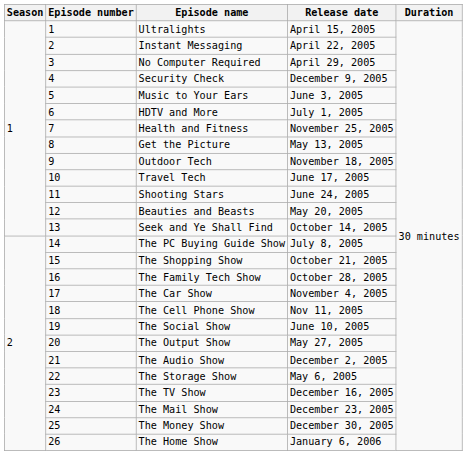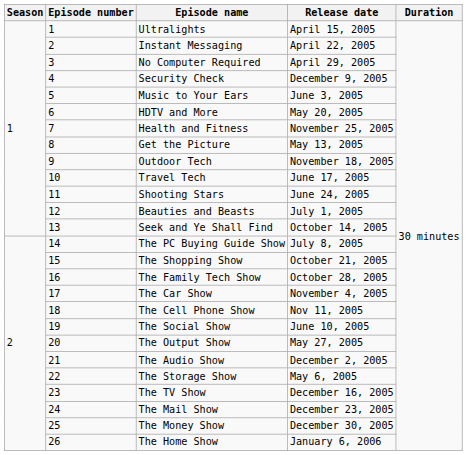(327, 112) July 1, 2005 -> (327, 112) May 20, 2005
(327, 211) May 20, 2005 -> (327, 211) July 1, 2005
